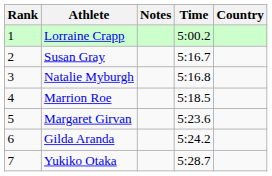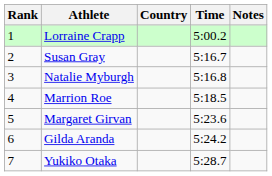columns swapped: (240, 14) <-> (156, 14)
